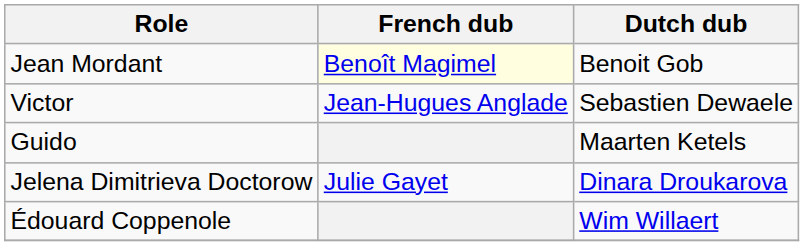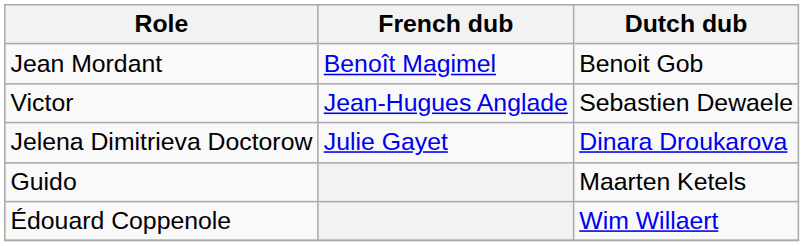(410, 63) lightyellow background -> (410, 63) no background
rows swapped: (161, 181) <-> (44, 142)
